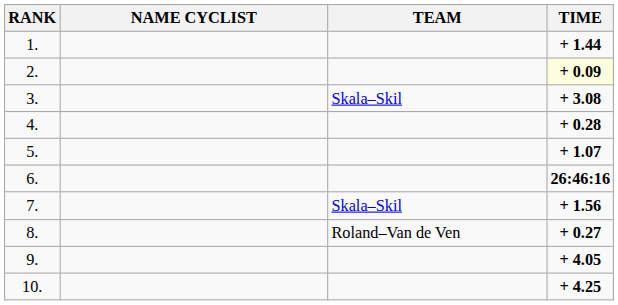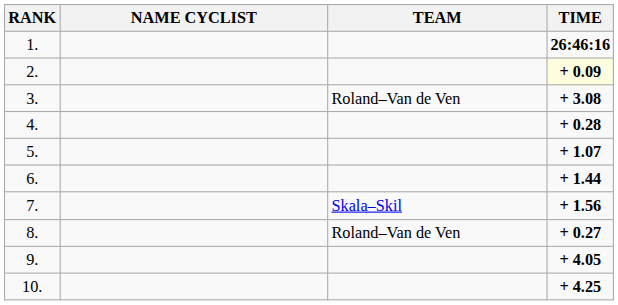(580, 44) + 1.44 -> (580, 44) 26:46:16
(367, 98) Skala–Skil -> (396, 98) Roland–Van de Ven
(580, 178) 26:46:16 -> (580, 178) + 1.44
